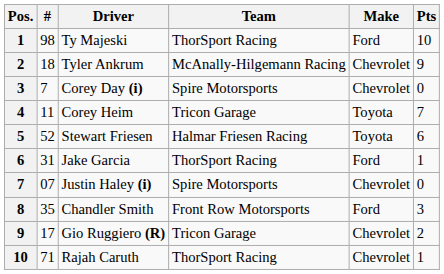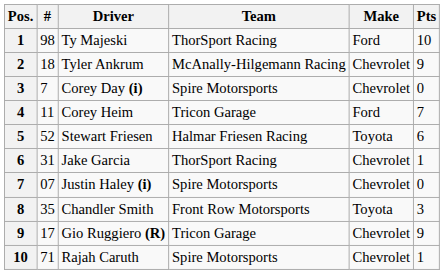(373, 112) Toyota -> (366, 112) Ford
(366, 161) Ford -> (381, 161) Chevrolet
(366, 209) Ford -> (373, 209) Toyota
(420, 233) 2 -> (420, 233) 9
(224, 257) ThorSport Racing -> (225, 257) Spire Motorsports
